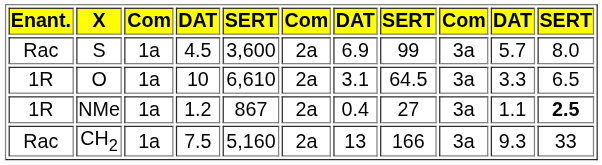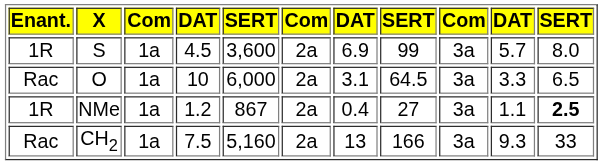(41, 50) Rac -> (41, 50) 1R
(41, 80) 1R -> (41, 80) Rac
(251, 80) 6,610 -> (251, 80) 6,000
